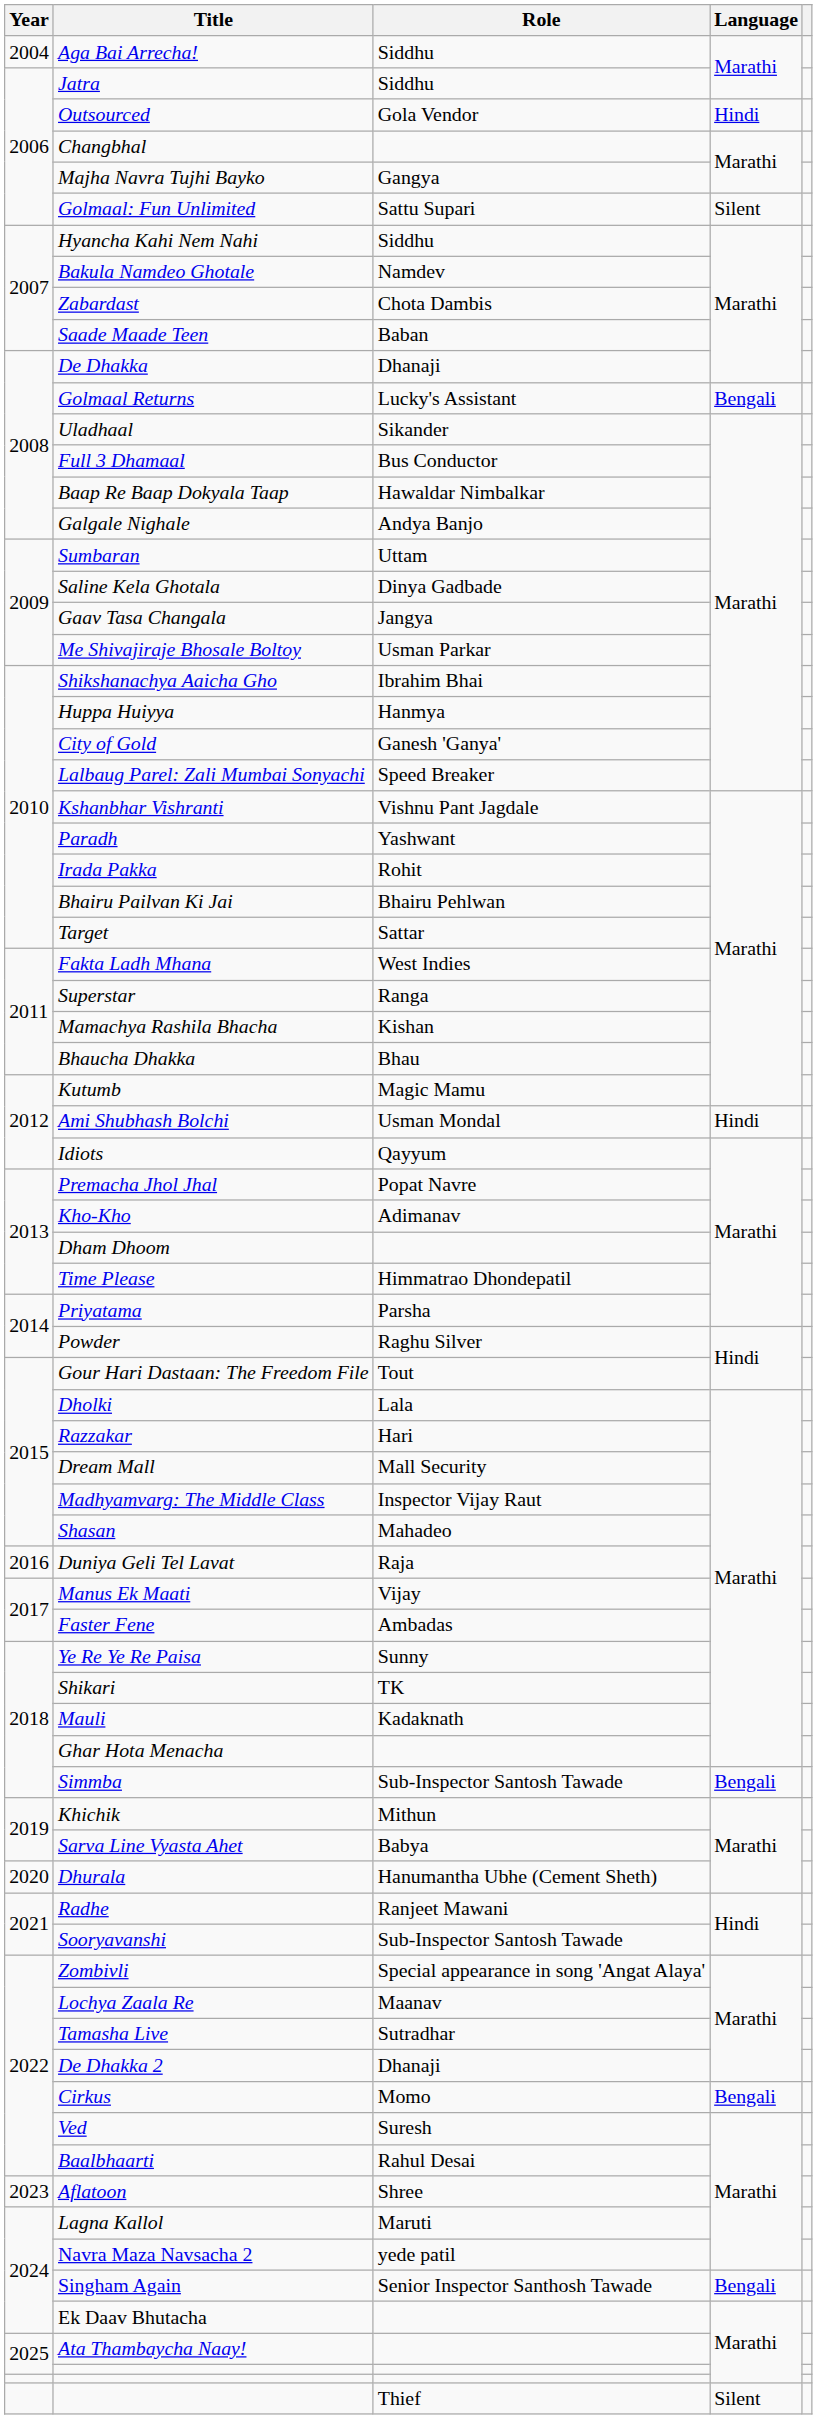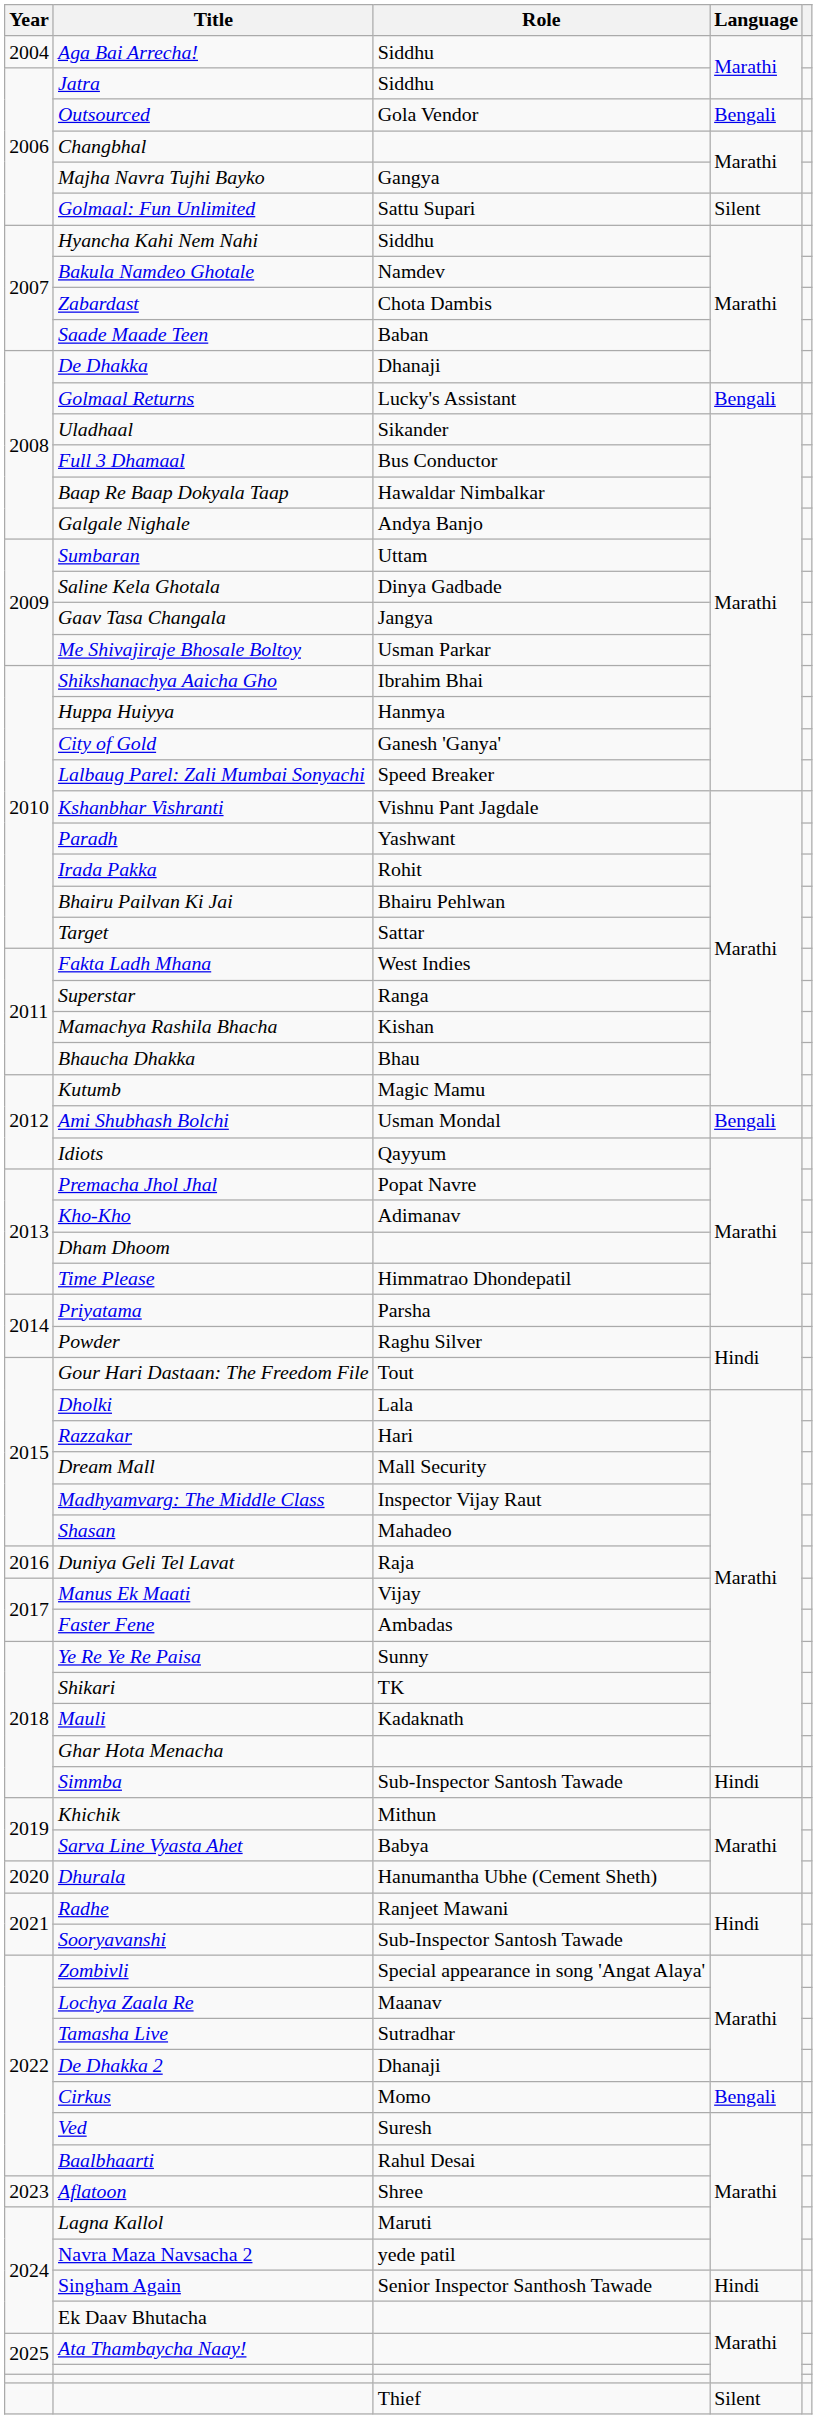(737, 114) Hindi -> (745, 114) Bengali
(737, 1121) Hindi -> (745, 1121) Bengali
(745, 1782) Bengali -> (737, 1782) Hindi
(745, 2285) Bengali -> (737, 2285) Hindi
